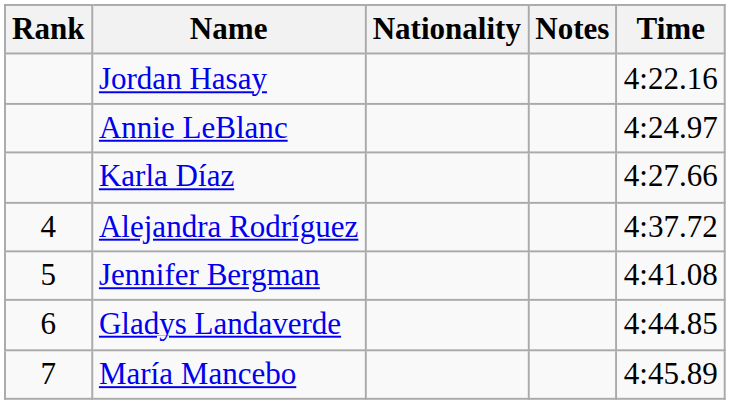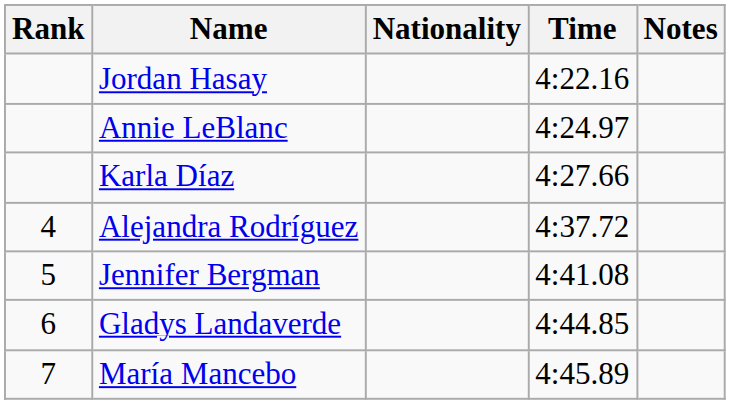columns swapped: (671, 29) <-> (572, 29)
